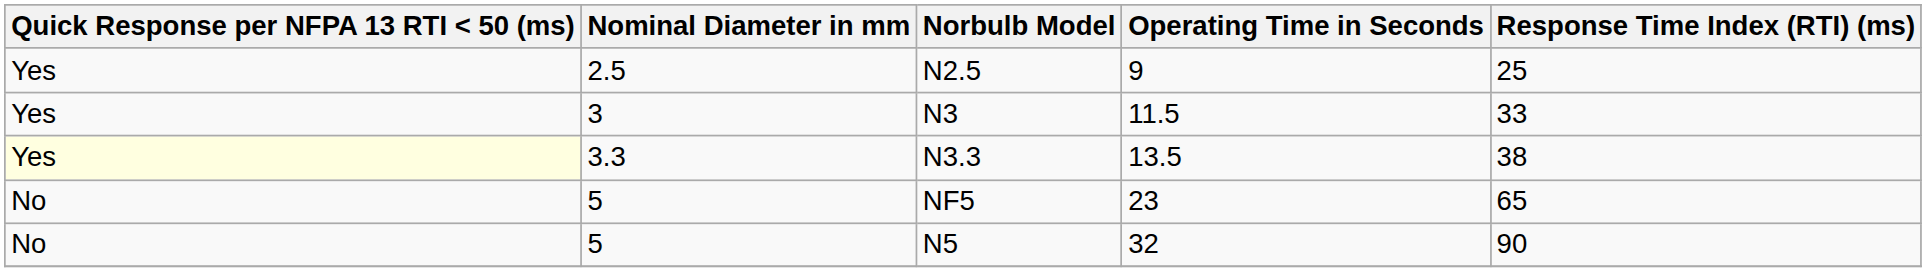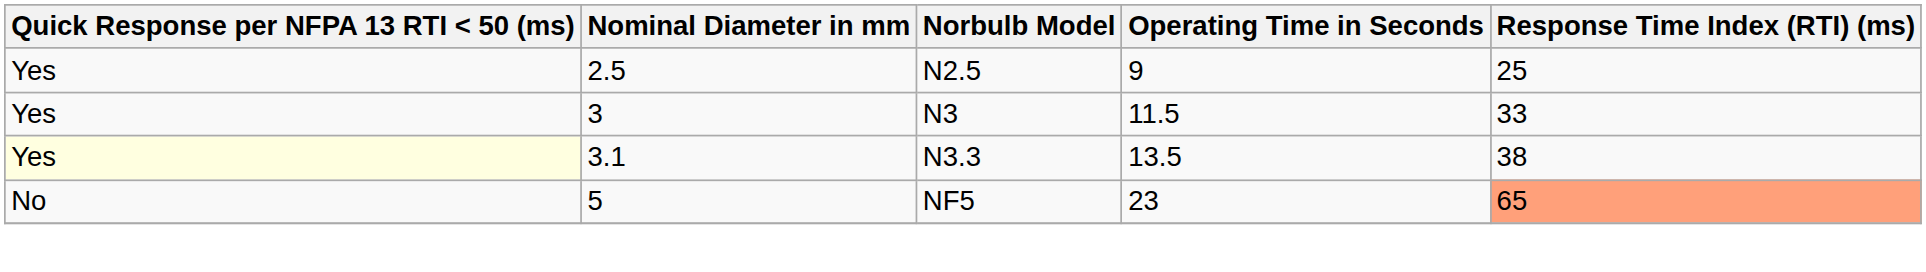(607, 157) 3.3 -> (607, 157) 3.1
(1512, 200) no background -> (1512, 200) lightsalmon background
- row: (940, 244)
